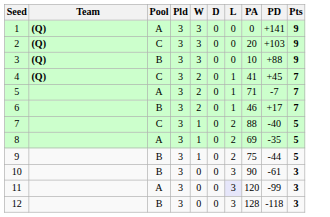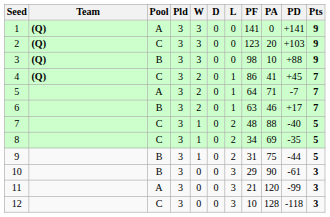+ column: (252, 12)
(159, 140) A -> (159, 140) C
(233, 188) lavender background -> (233, 188) no background
(159, 204) B -> (159, 204) C
